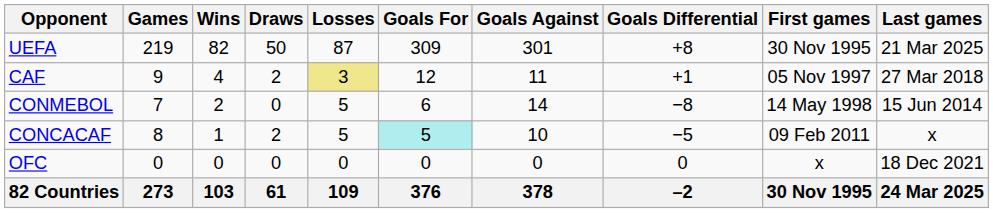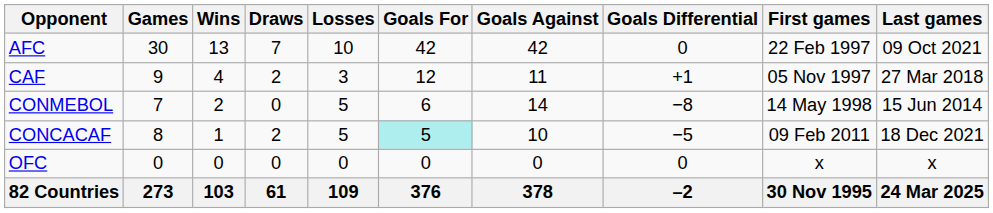- row: (33, 47)
+ row: (27, 47)
(343, 76) khaki background -> (343, 76) no background
(932, 134) x -> (932, 134) 18 Dec 2021
(932, 163) 18 Dec 2021 -> (932, 163) x
